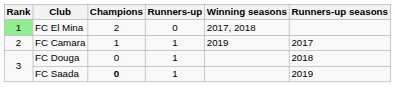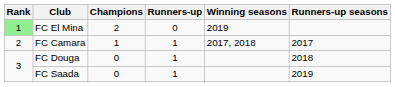(231, 27) 2017, 2018 -> (218, 27) 2019
(218, 43) 2019 -> (231, 43) 2017, 2018
(116, 74) bold -> (116, 74) normal
